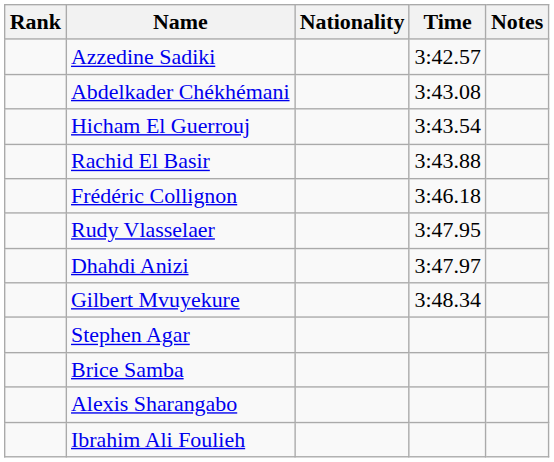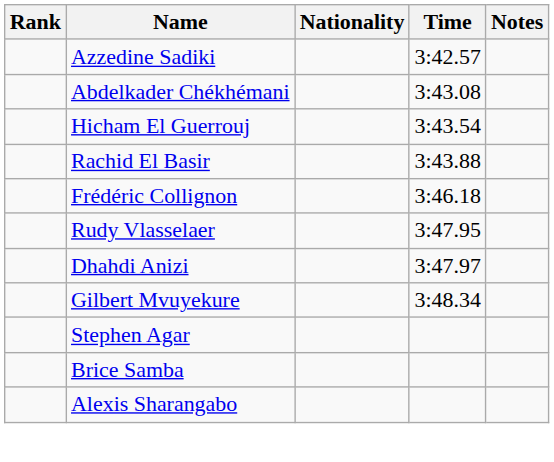- row: (158, 439)
